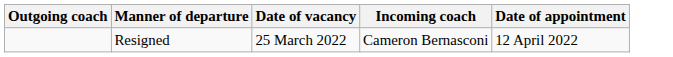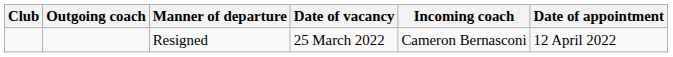+ column: (24, 16)
